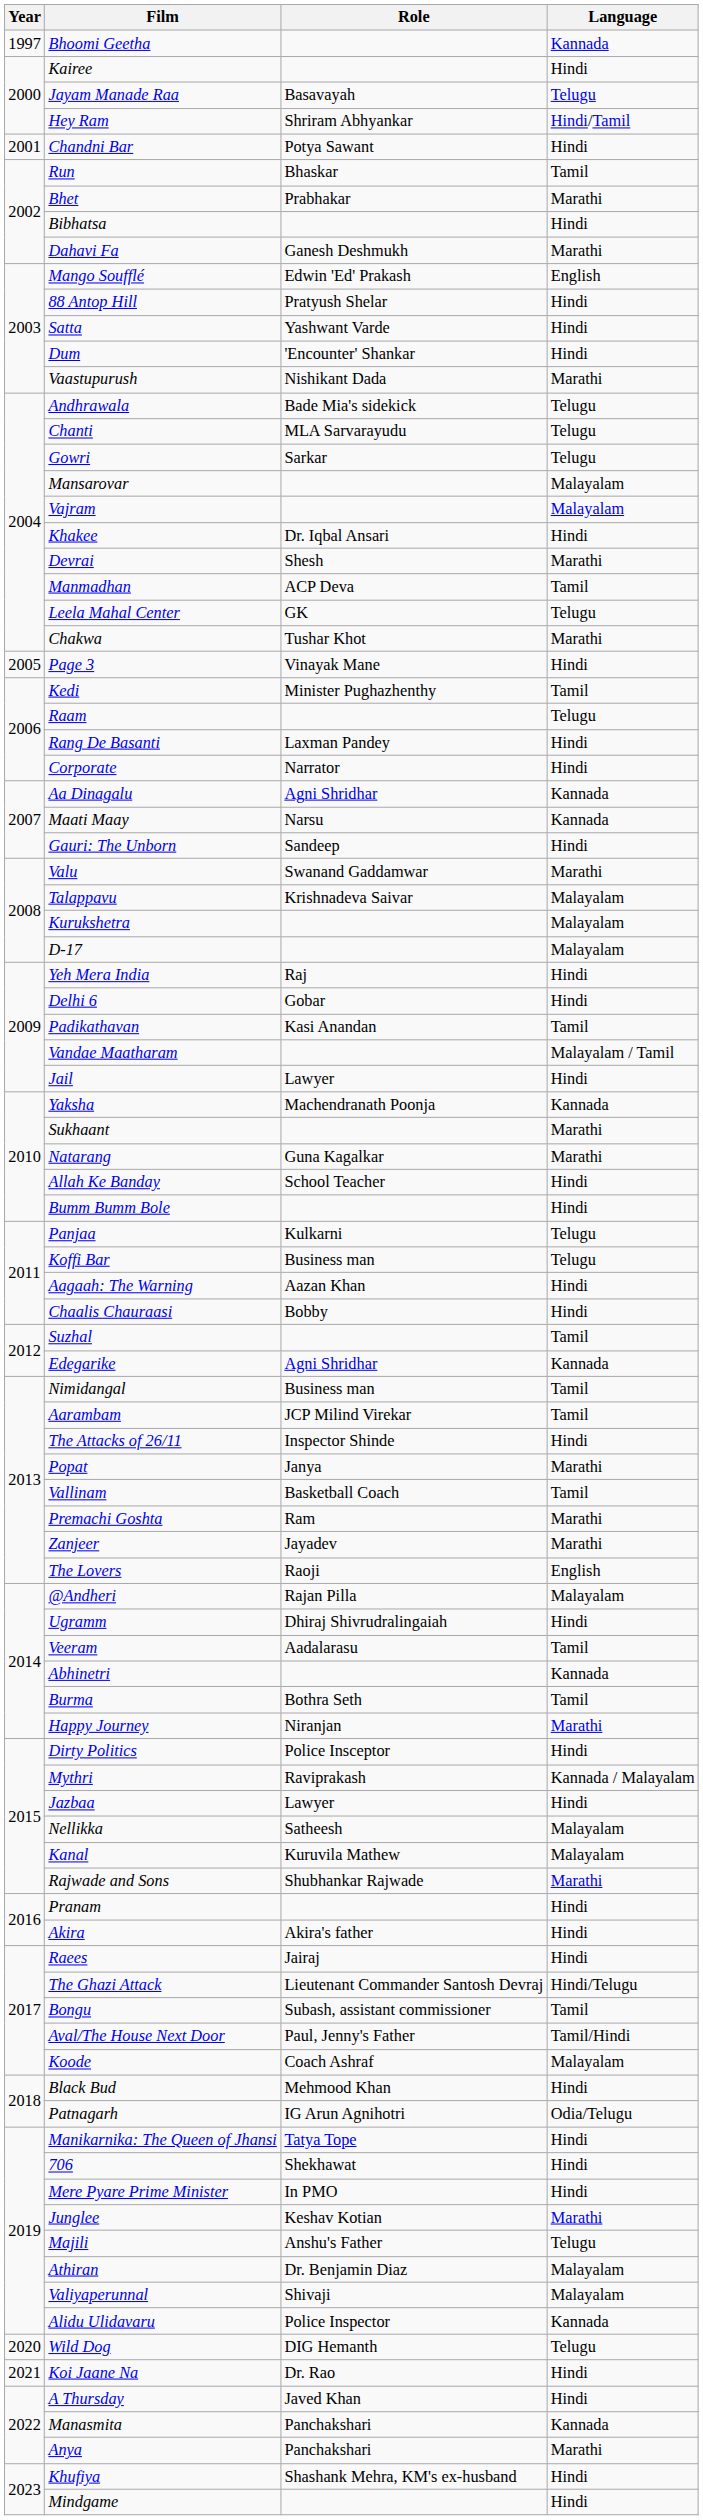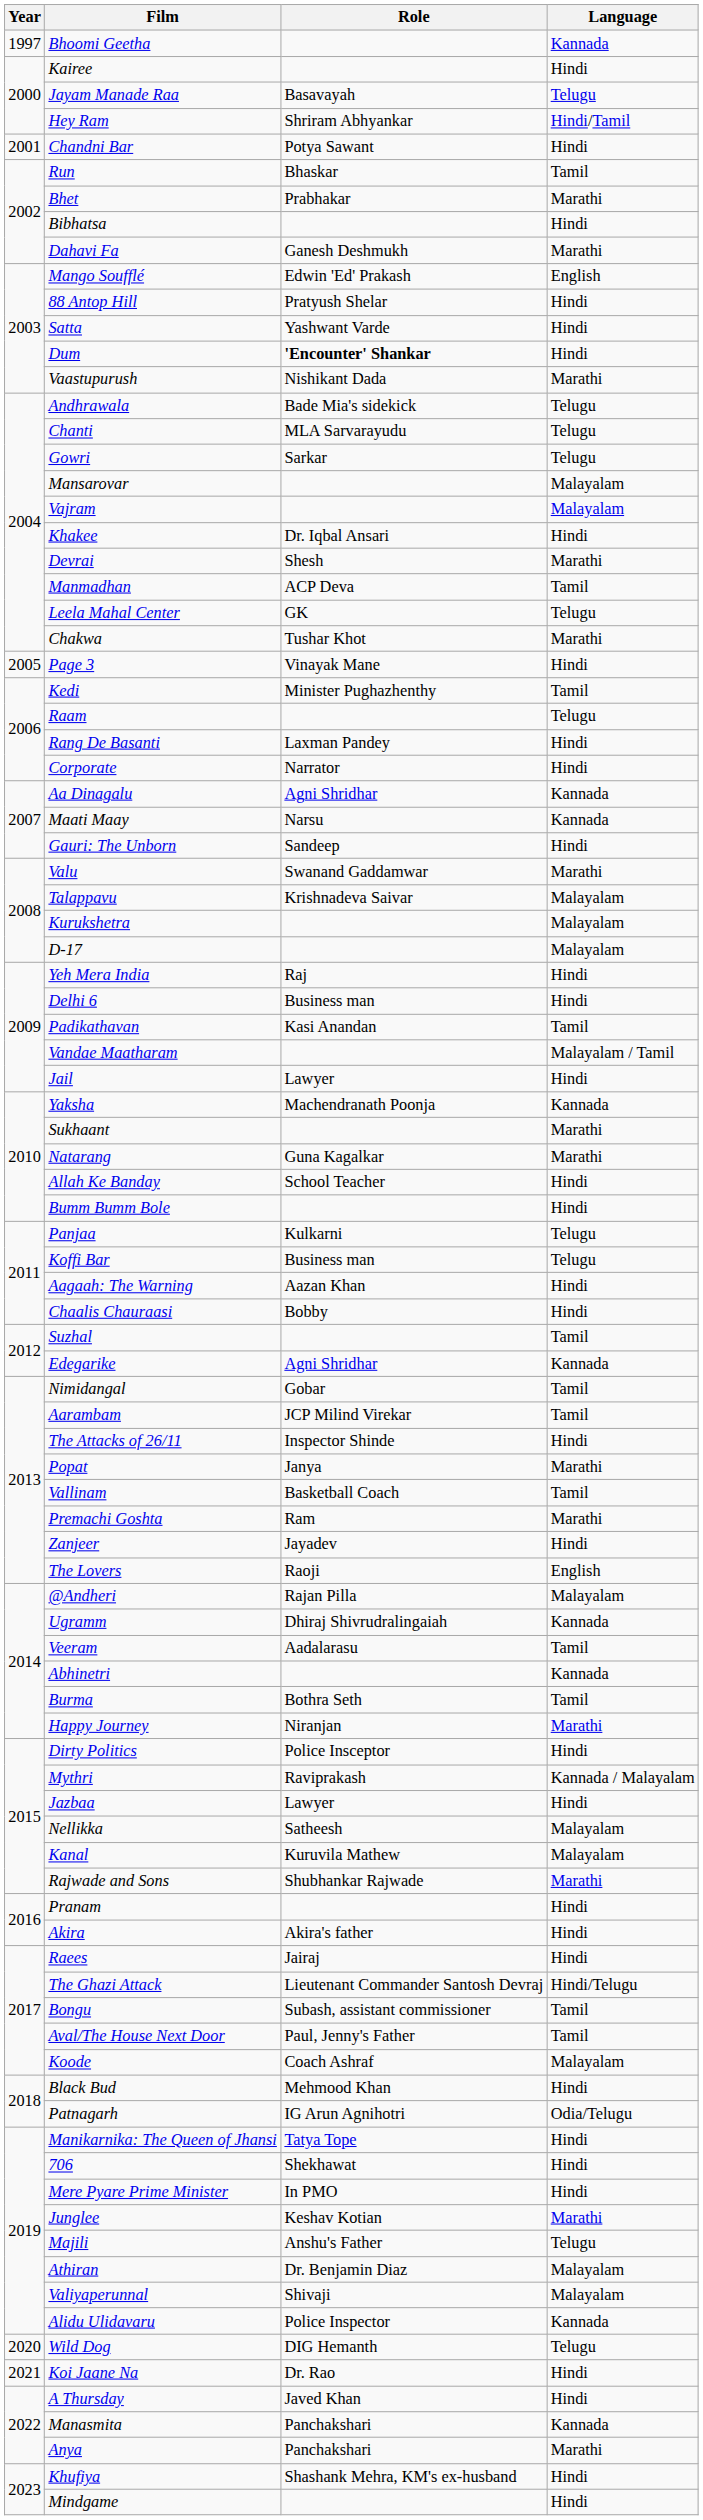(350, 353) normal -> (358, 353) bold
(305, 1000) Gobar -> (329, 1000) Business man
(329, 1389) Business man -> (305, 1389) Gobar
(577, 1544) Marathi -> (569, 1544) Hindi
(569, 1622) Hindi -> (580, 1622) Kannada
(590, 2036) Tamil/Hindi -> (570, 2036) Tamil
